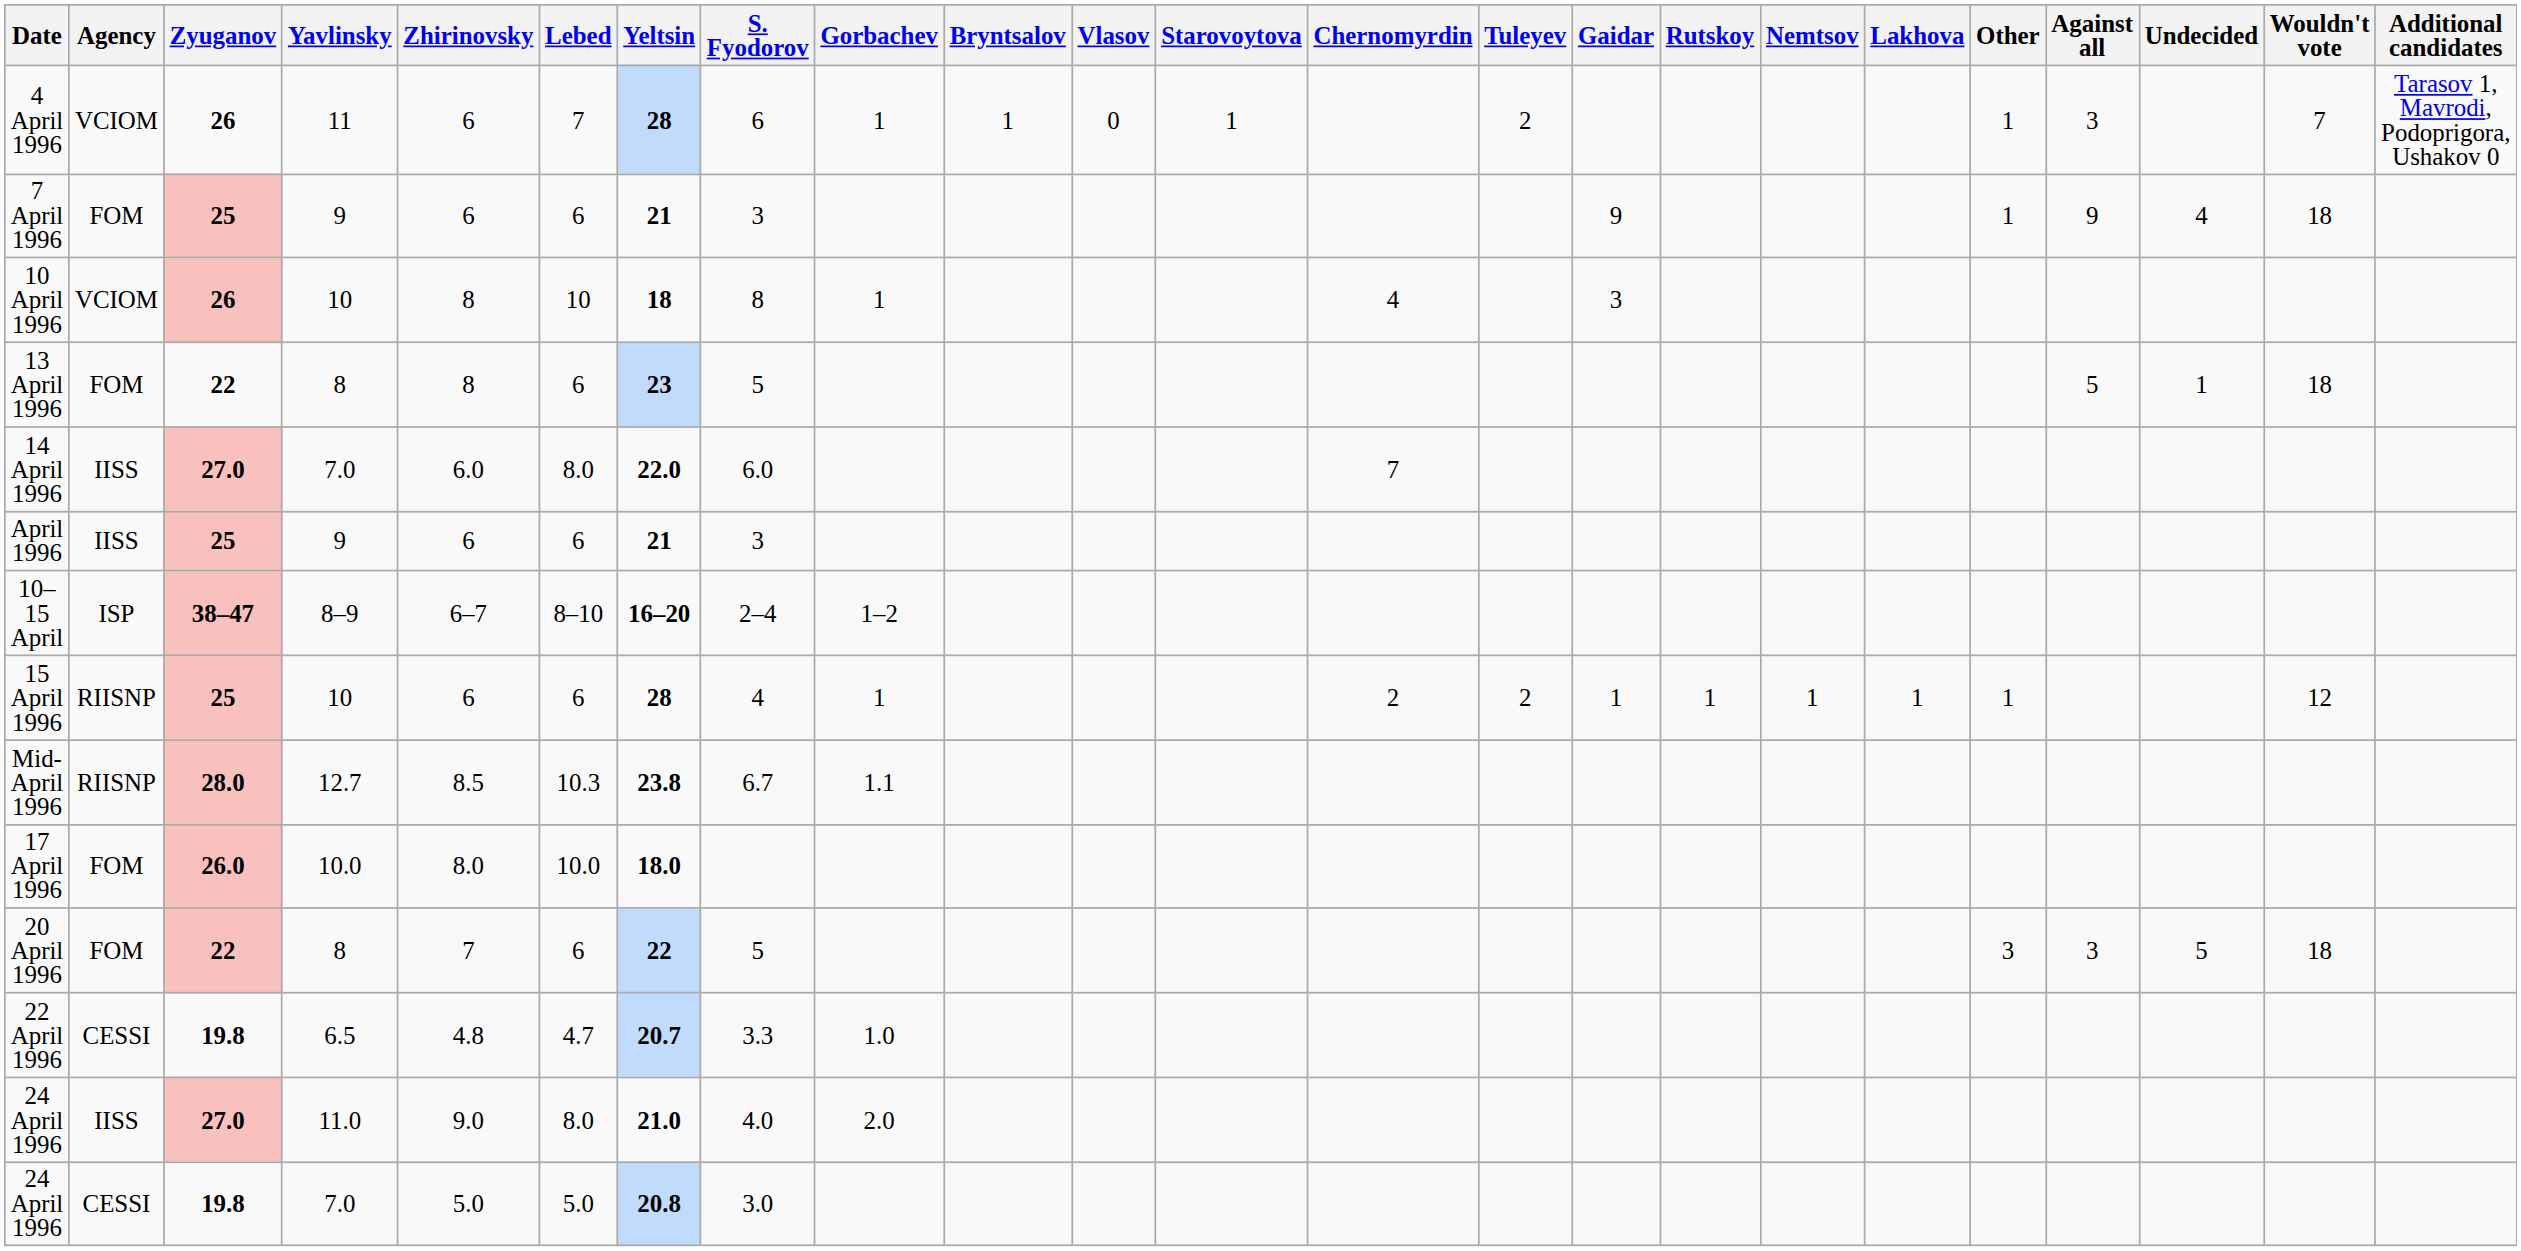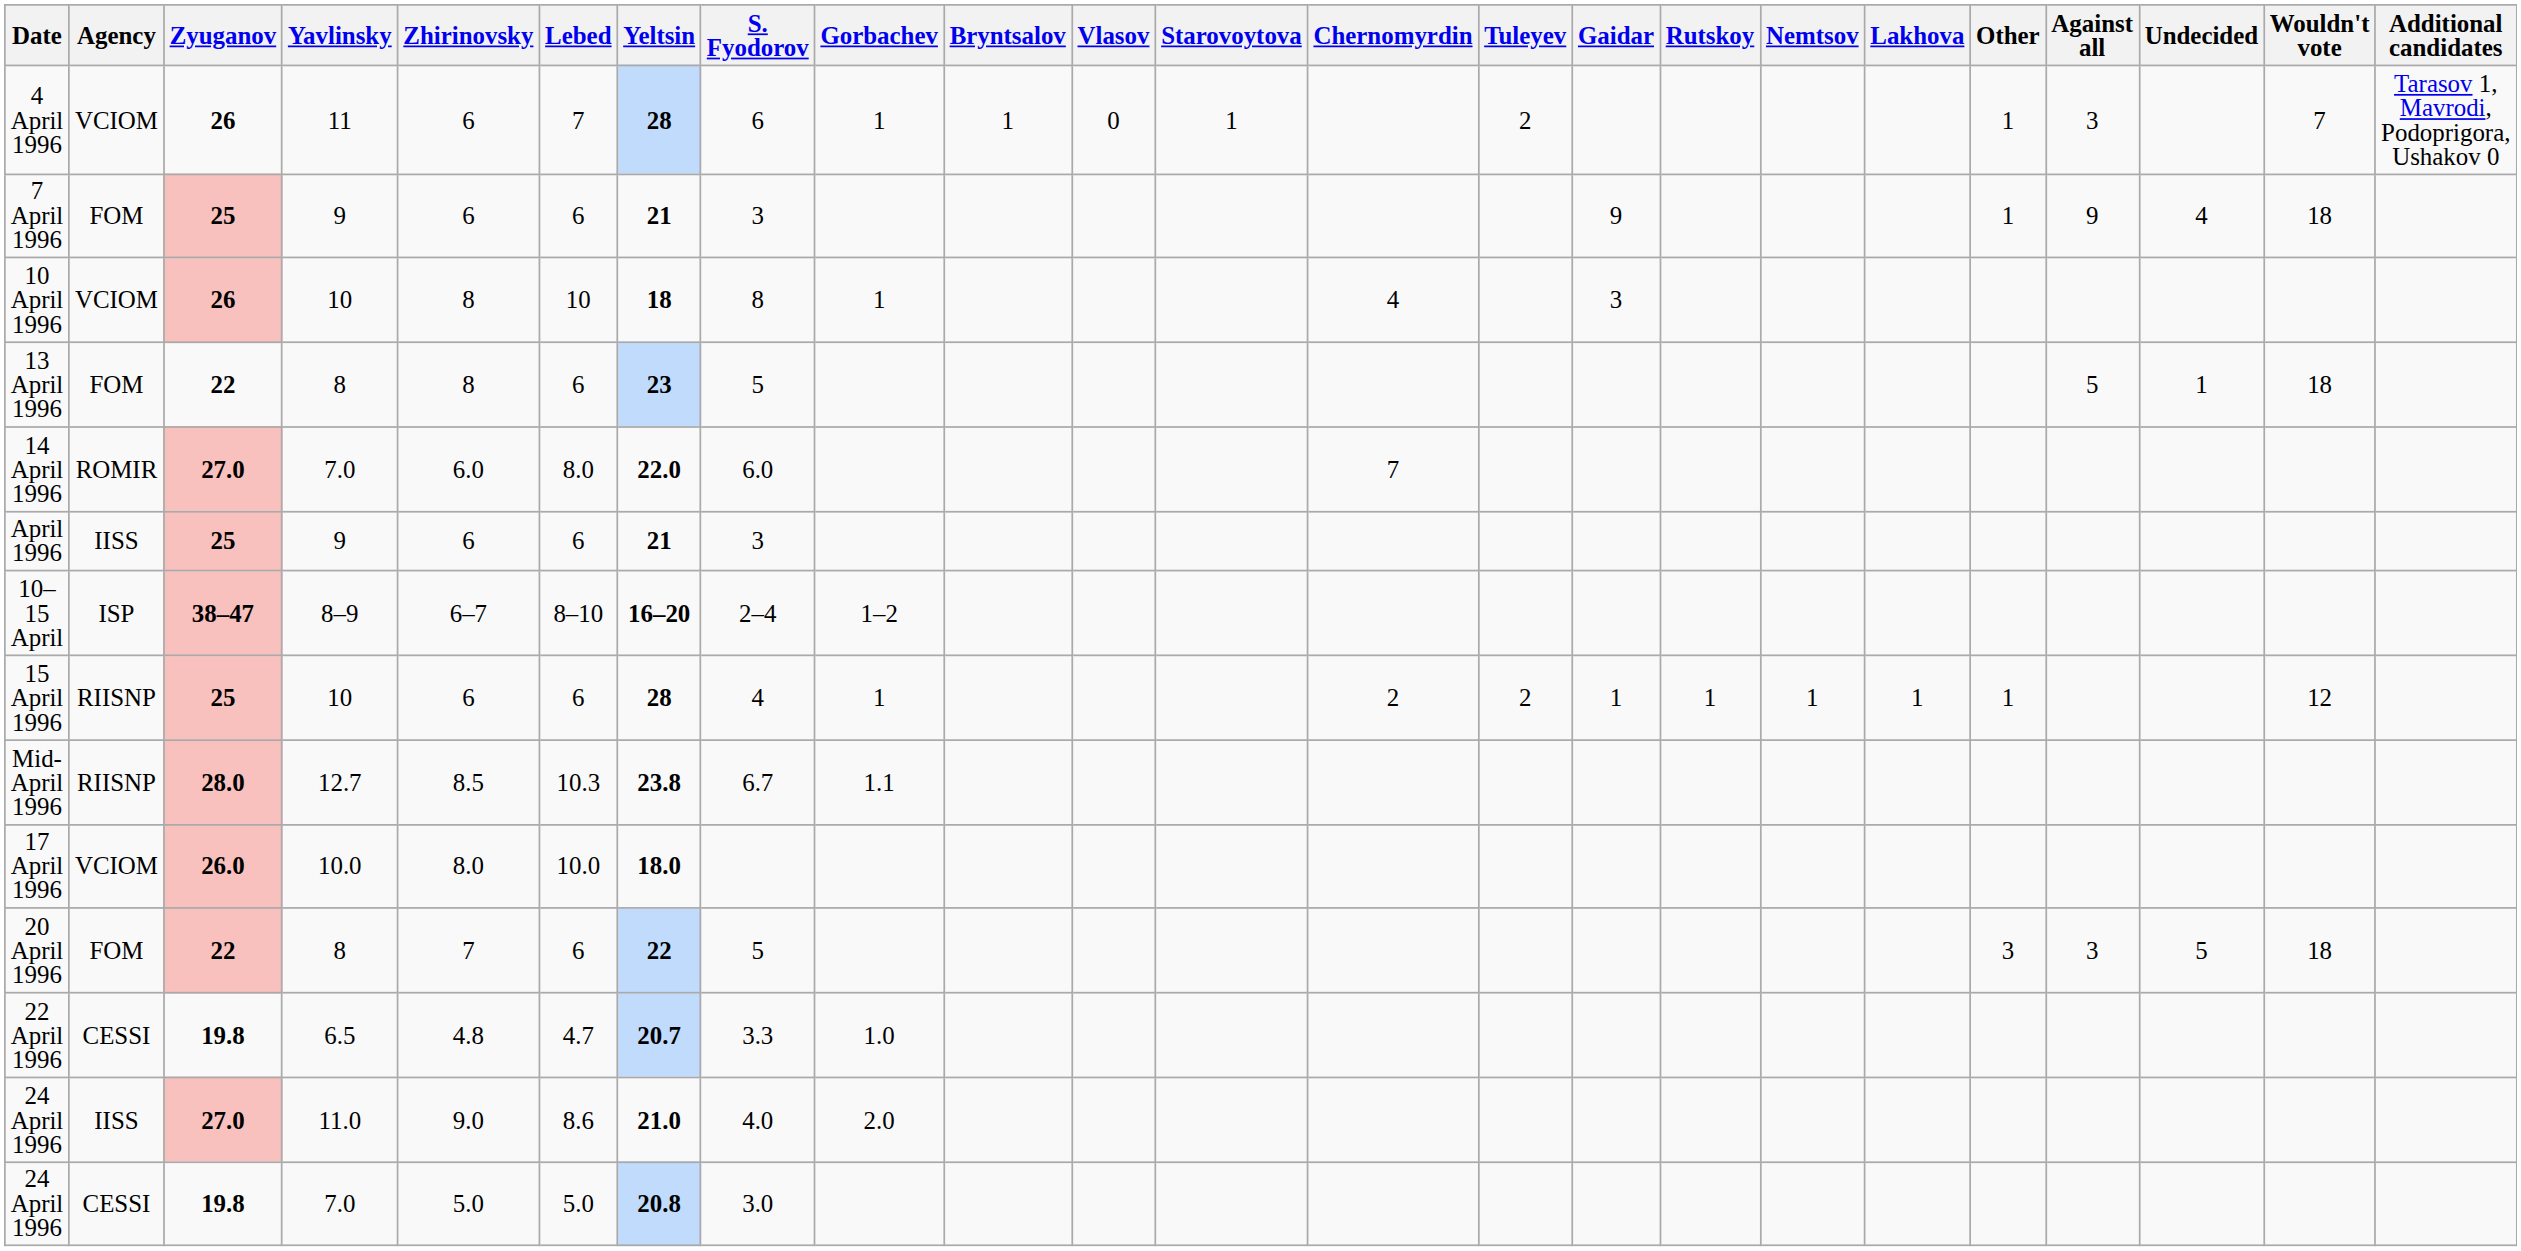(116, 469) IISS -> (116, 469) ROMIR
(116, 867) FOM -> (116, 867) VCIOM
(578, 1120) 8.0 -> (578, 1120) 8.6
